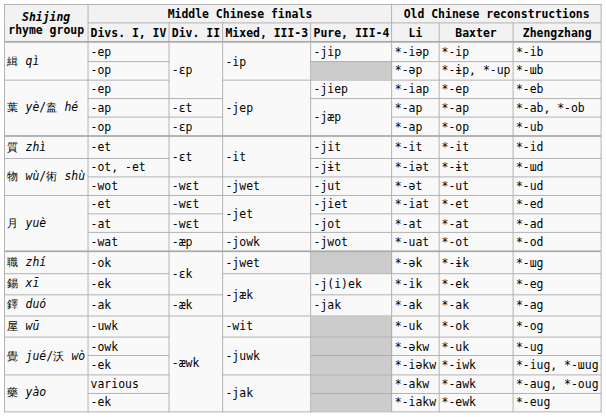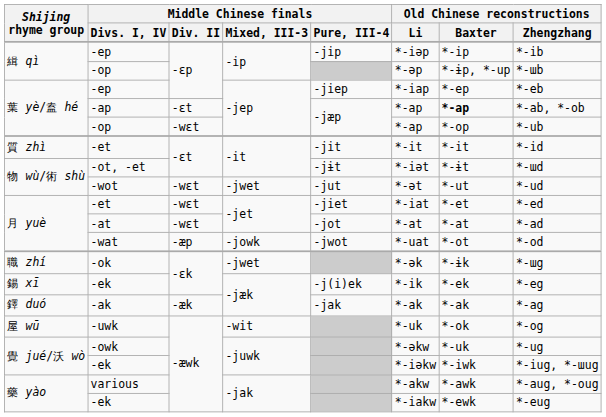(455, 108) normal -> (455, 108) bold
(182, 127) -ɛp -> (186, 127) -wɛt
